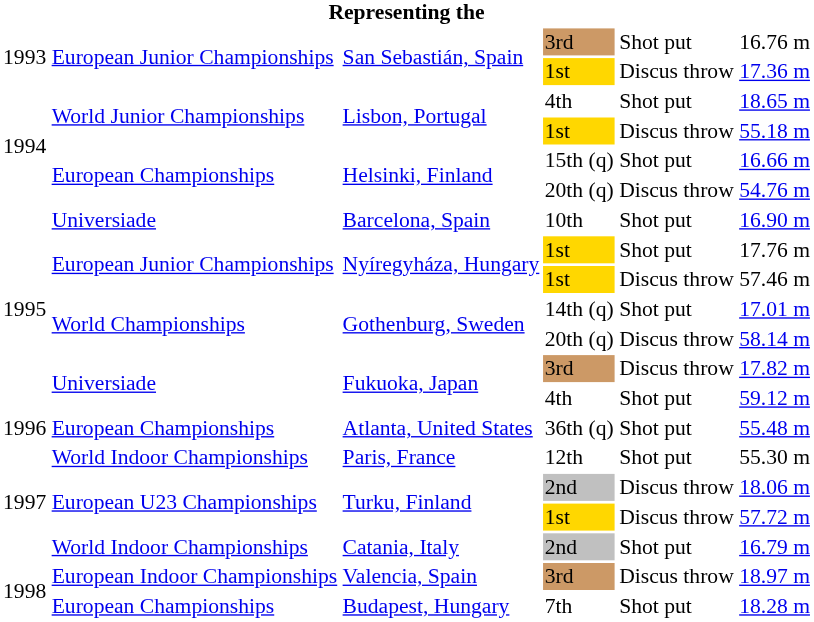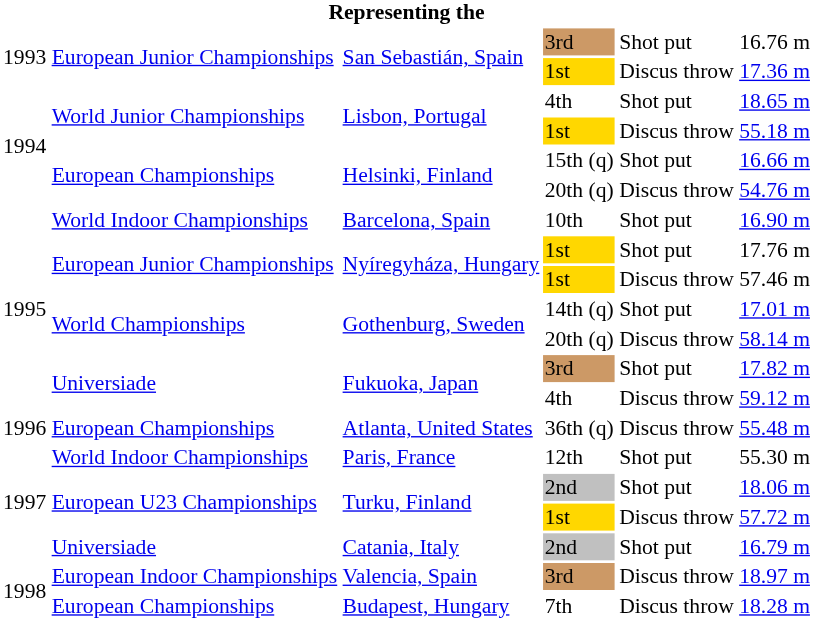(104, 219) Universiade -> (180, 219) World Indoor Championships
(676, 368) Discus throw -> (655, 368) Shot put
(655, 398) Shot put -> (676, 398) Discus throw
(655, 427) Shot put -> (676, 427) Discus throw
(676, 487) Discus throw -> (655, 487) Shot put
(180, 546) World Indoor Championships -> (104, 546) Universiade
(655, 606) Shot put -> (676, 606) Discus throw
